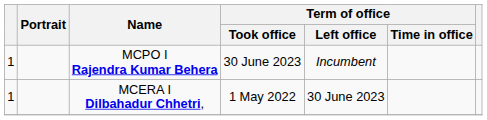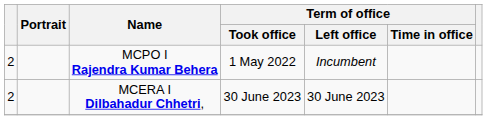(11, 62) 1 -> (11, 62) 2
(262, 62) 30 June 2023 -> (262, 62) 1 May 2022
(11, 97) 1 -> (11, 97) 2
(262, 97) 1 May 2022 -> (262, 97) 30 June 2023
